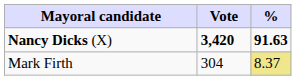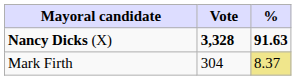(217, 39) 3,420 -> (217, 39) 3,328
